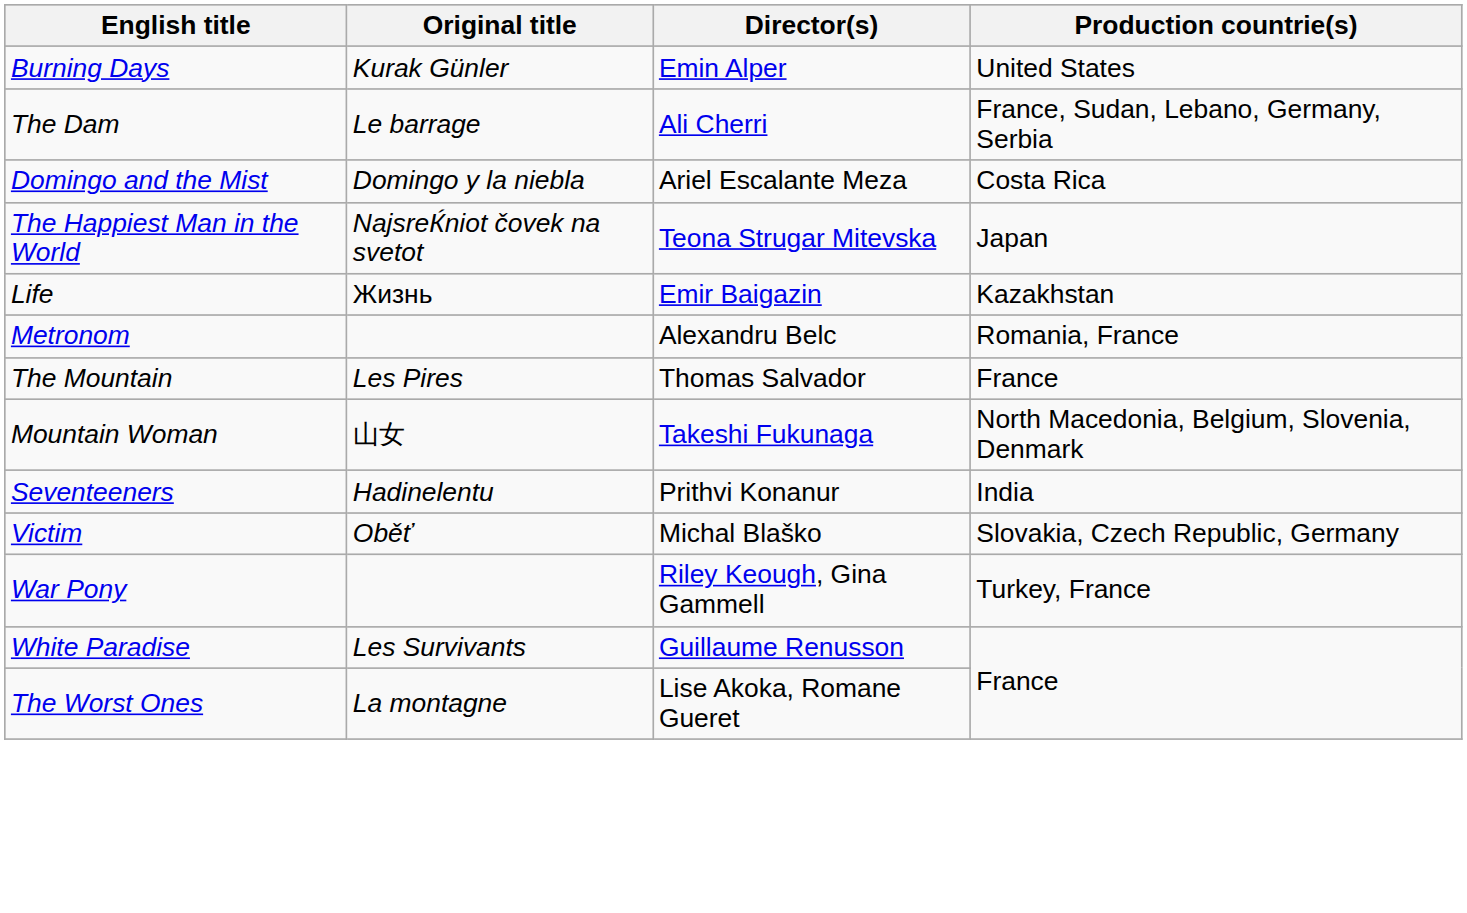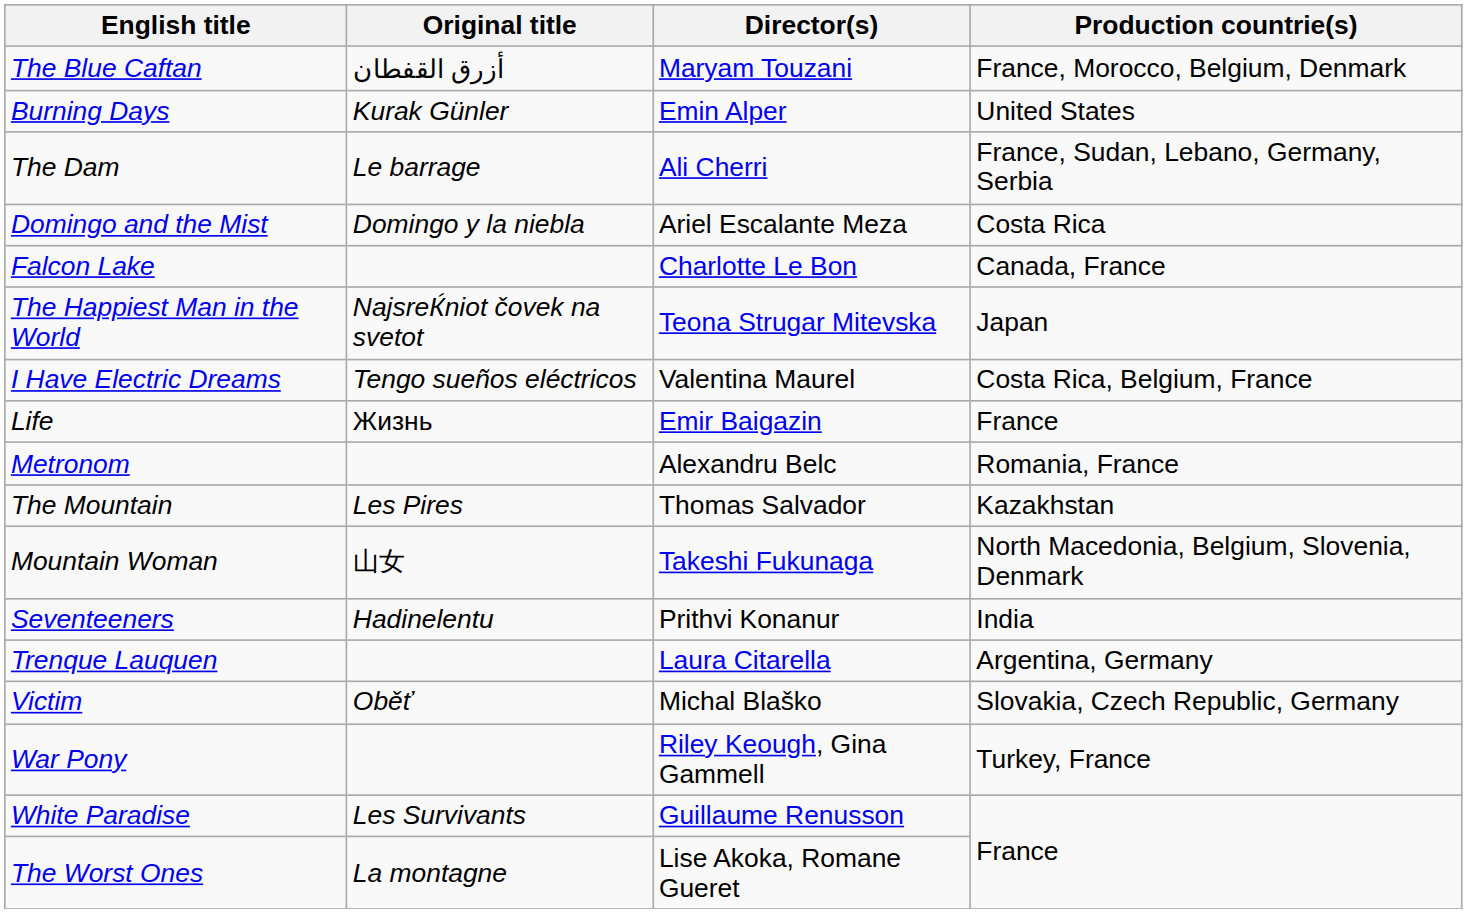+ row: (106, 68)
+ row: (83, 266)
+ row: (146, 379)
(1045, 294) Kazakhstan -> (1017, 421) France
(1017, 377) France -> (1045, 505) Kazakhstan
+ row: (114, 660)
